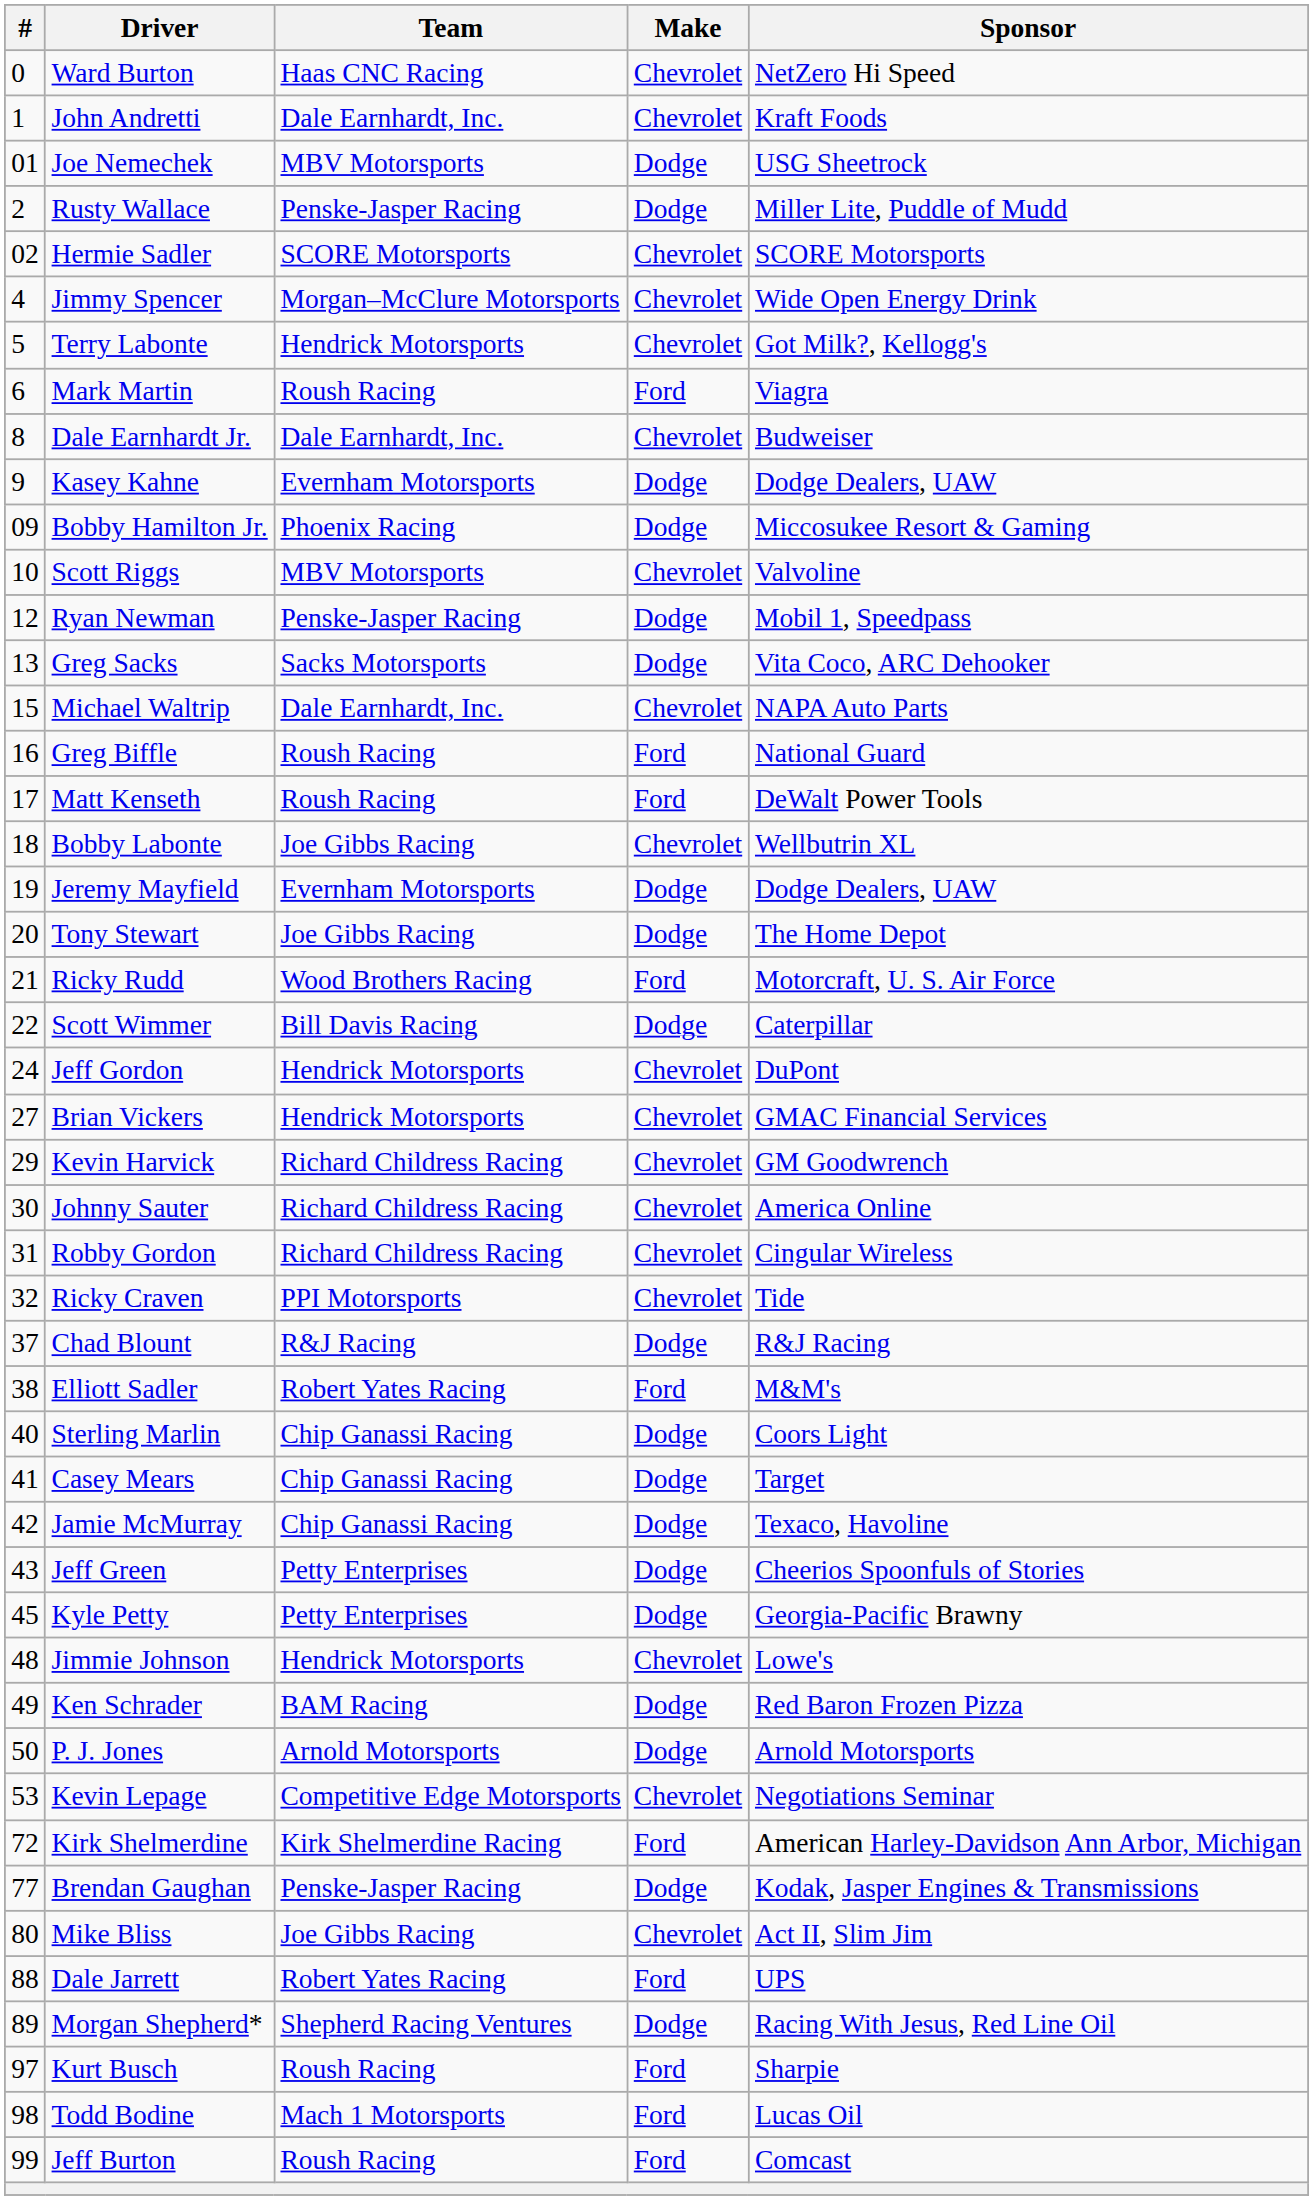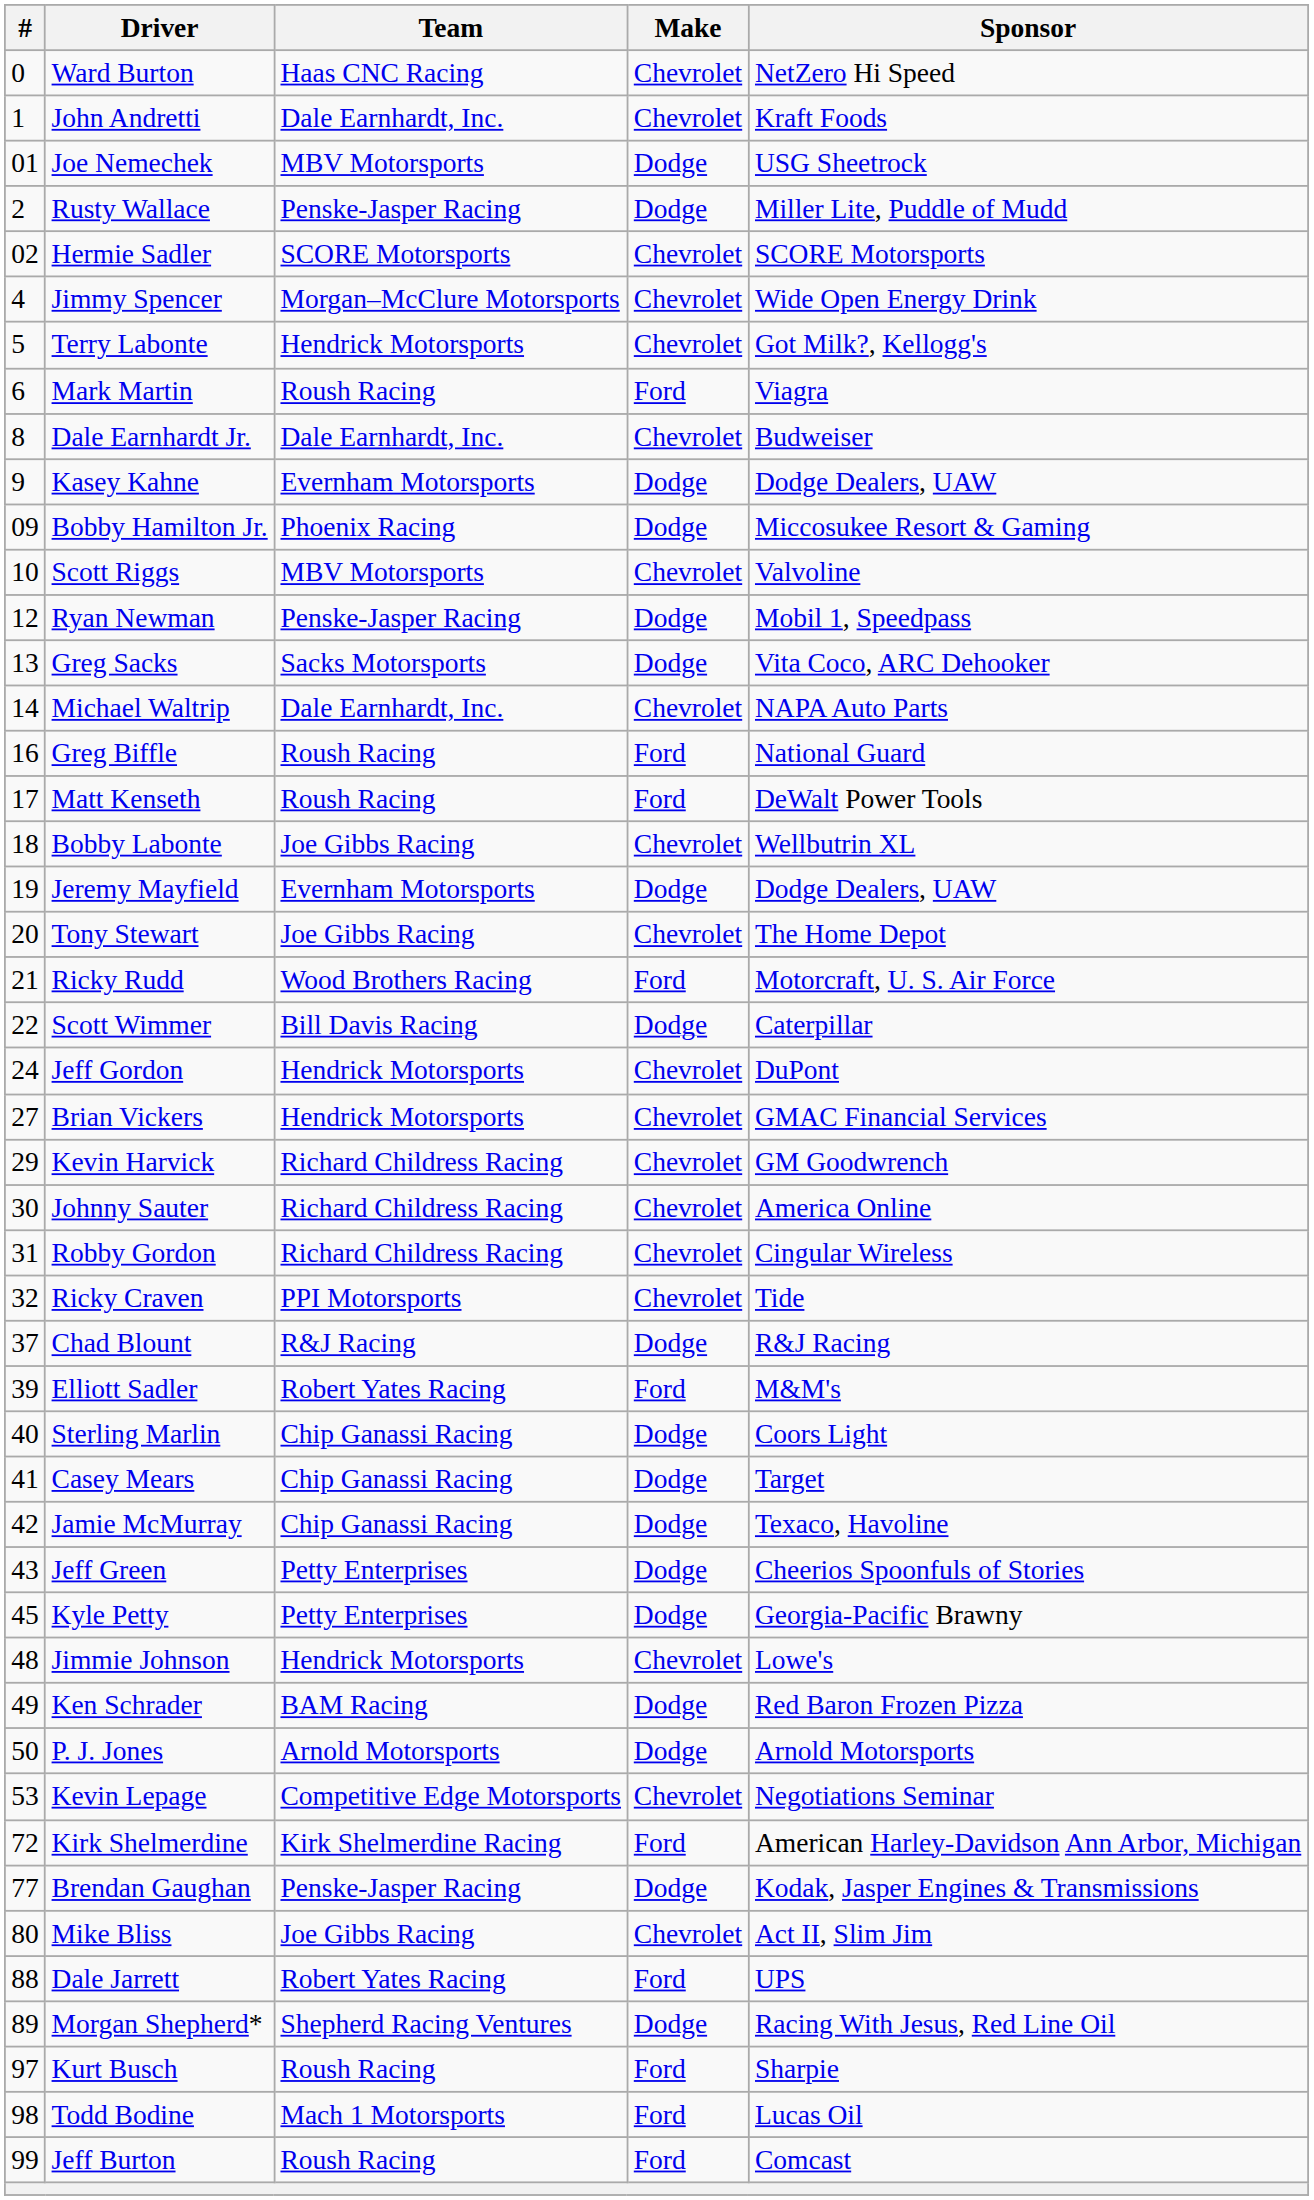(25, 707) 15 -> (25, 707) 14
(670, 934) Dodge -> (688, 934) Chevrolet
(25, 1388) 38 -> (25, 1388) 39
